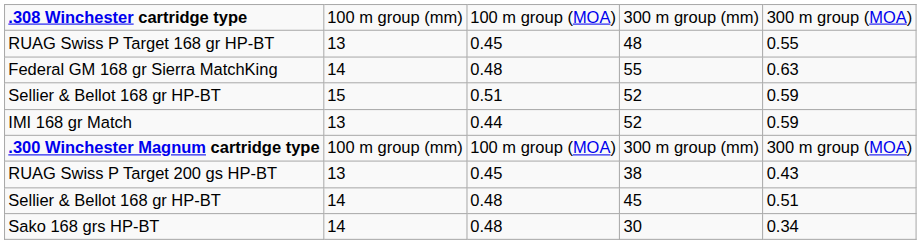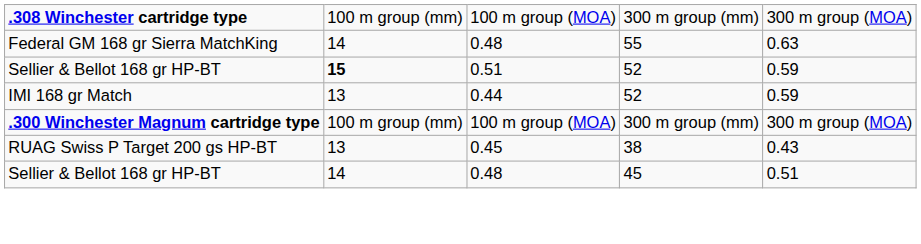- row: (141, 43)
(336, 95) normal -> (336, 69) bold
- row: (84, 226)
